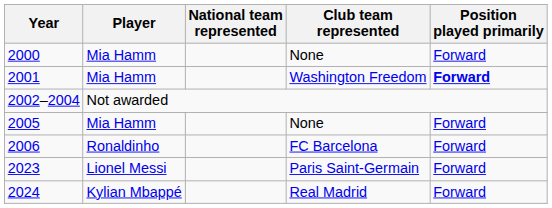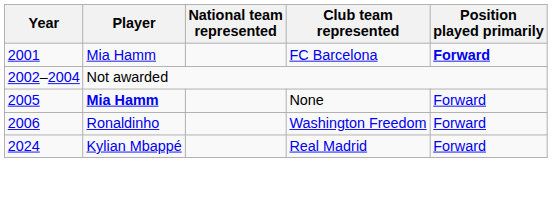- row: (24, 54)
(358, 77) Washington Freedom -> (333, 54) FC Barcelona
(121, 123) normal -> (123, 100) bold
(333, 146) FC Barcelona -> (358, 123) Washington Freedom
- row: (24, 169)
